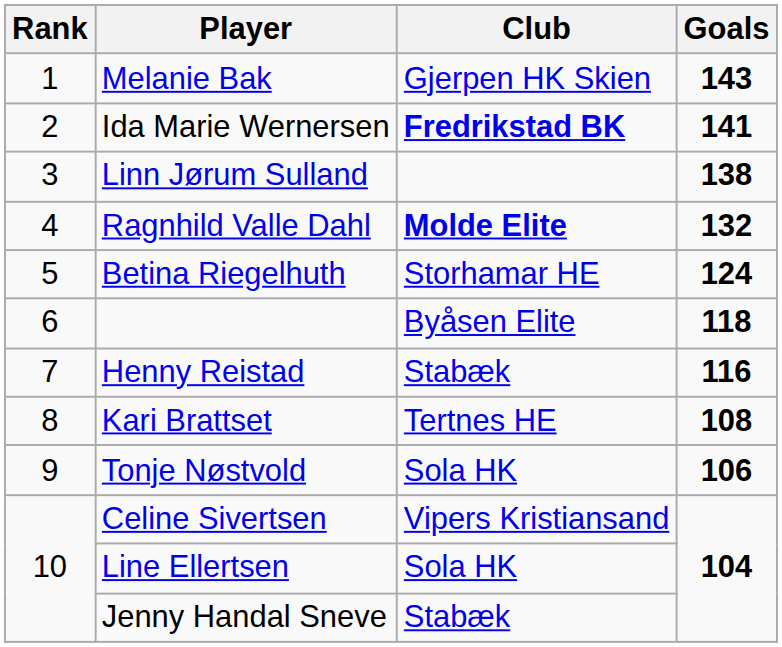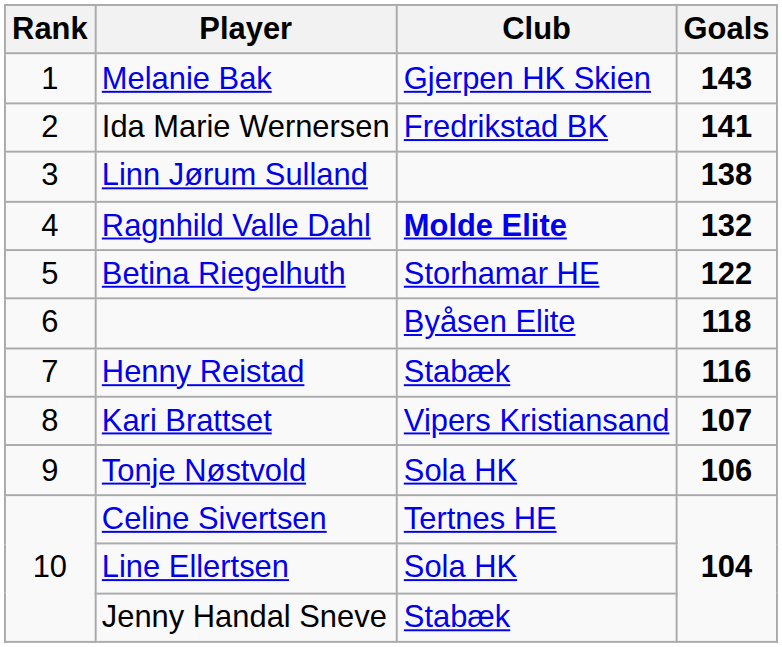(515, 126) bold -> (506, 126) normal
(726, 273) 124 -> (726, 273) 122
(480, 420) Tertnes HE -> (537, 420) Vipers Kristiansand
(726, 420) 108 -> (726, 420) 107
(537, 518) Vipers Kristiansand -> (480, 518) Tertnes HE
